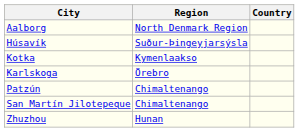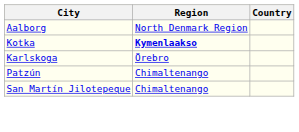- row: (26, 43)
(166, 58) normal -> (166, 43) bold
- row: (26, 119)
